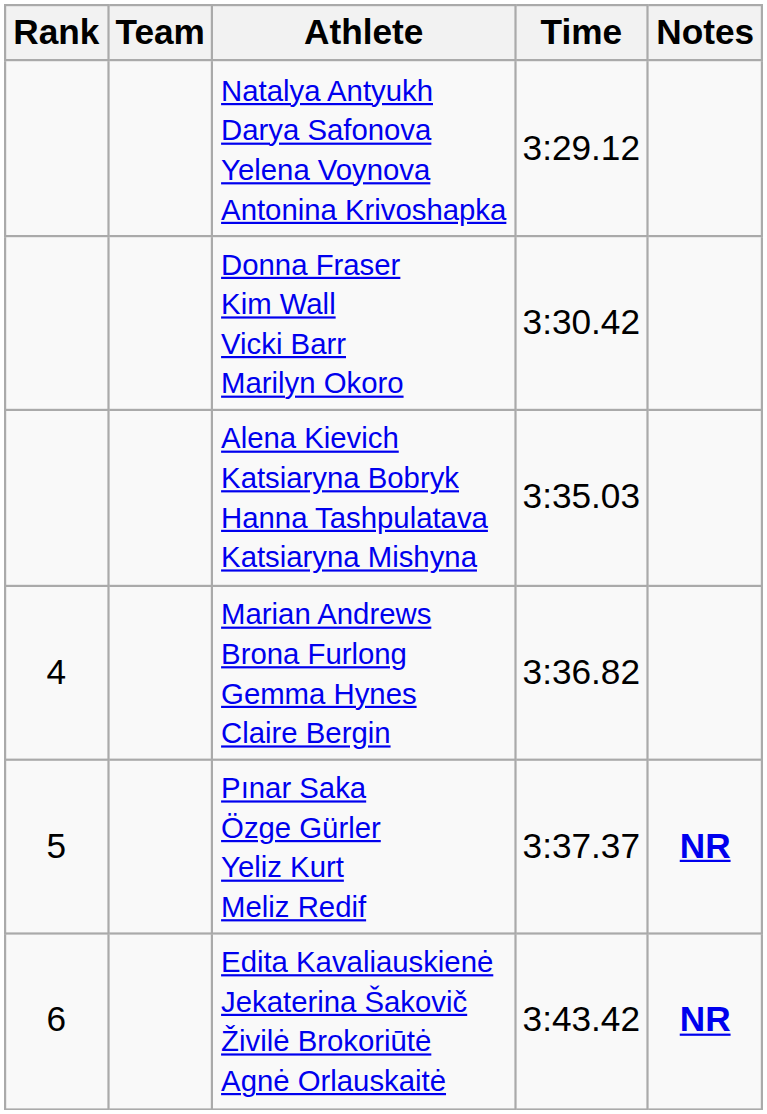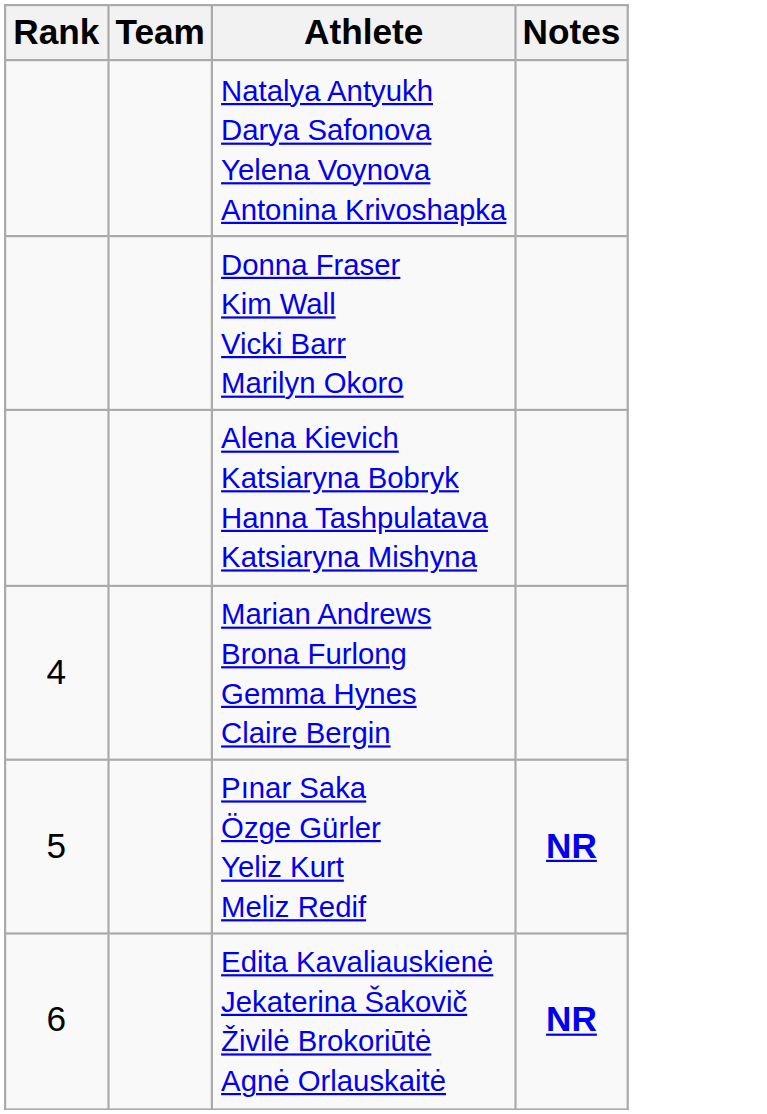- column: (581, 32)
